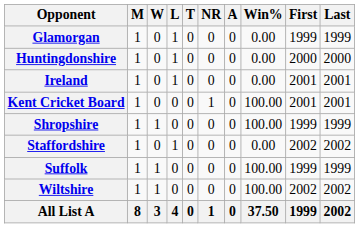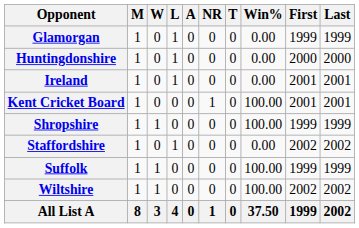columns swapped: (190, 15) <-> (233, 15)
